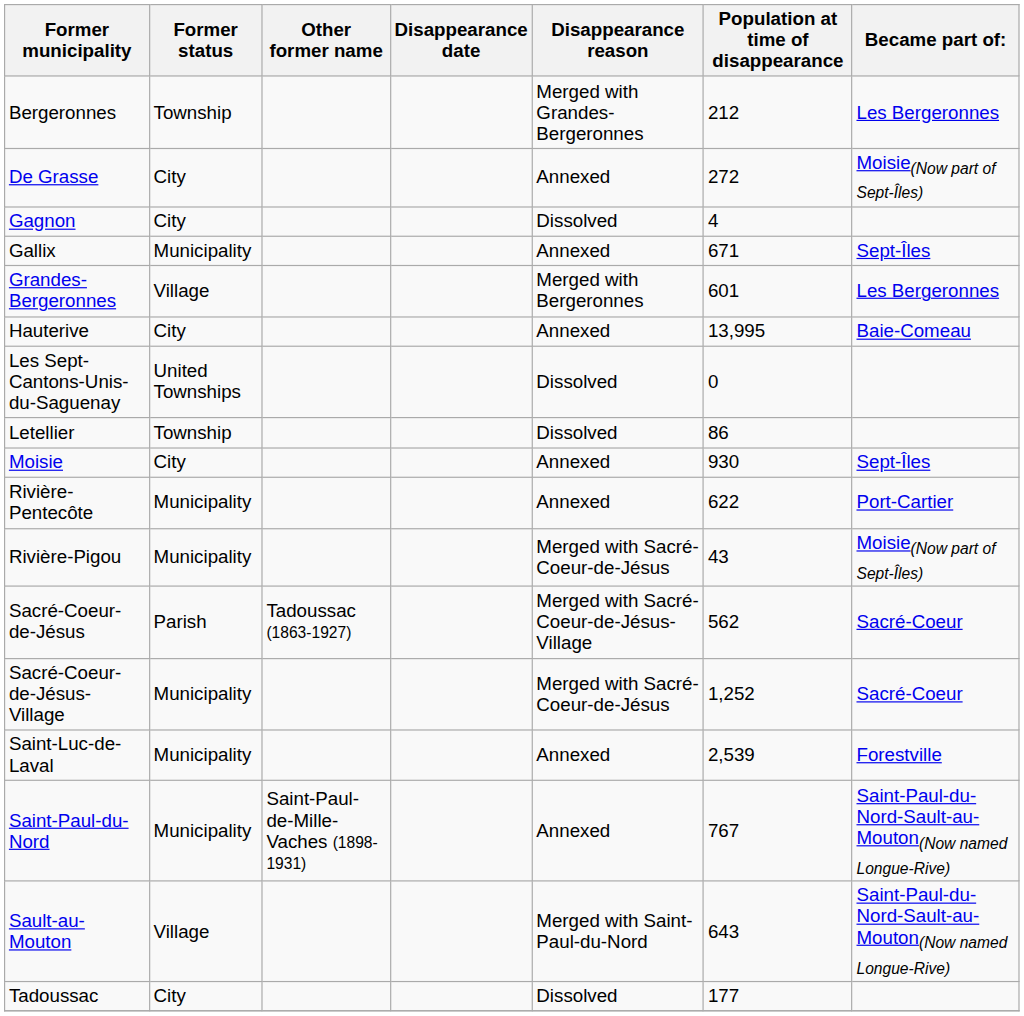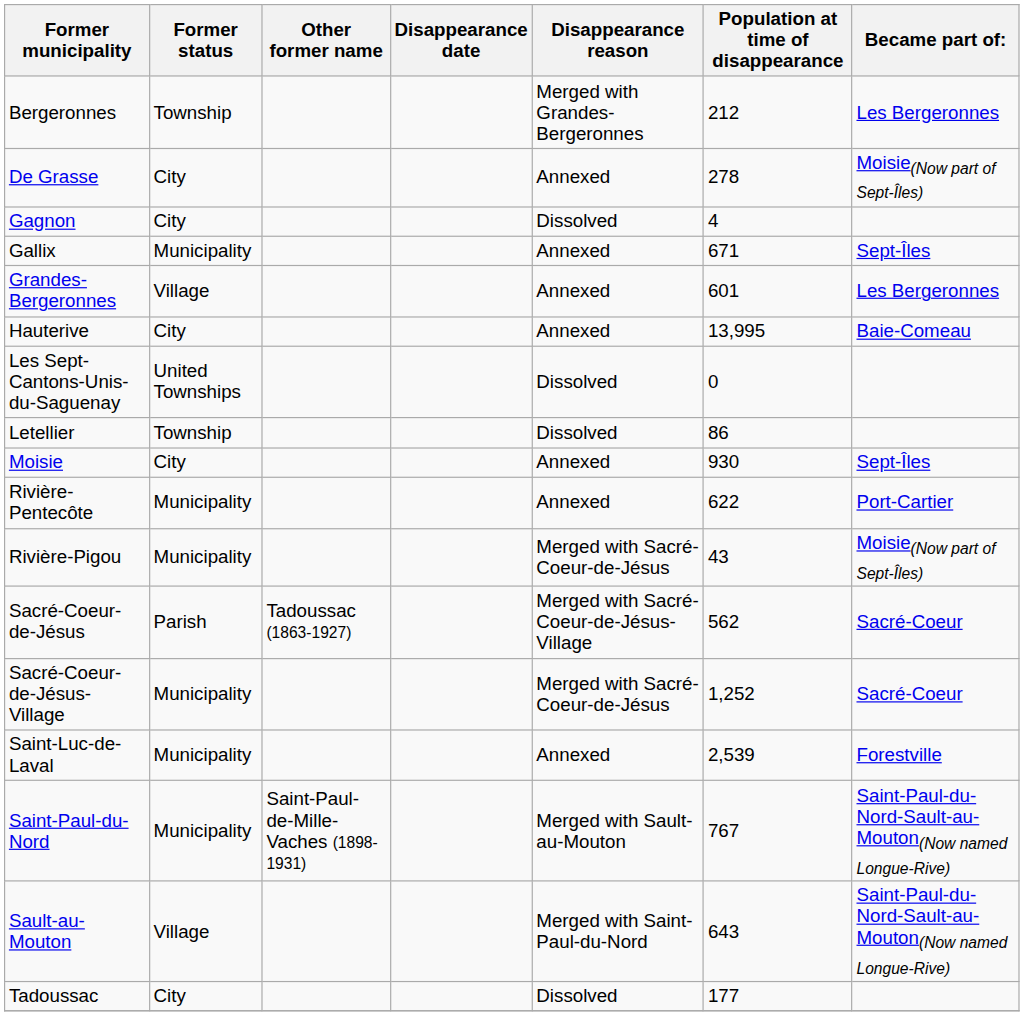(724, 177) 272 -> (724, 177) 278
(590, 291) Merged with Bergeronnes -> (573, 291) Annexed
(573, 830) Annexed -> (614, 830) Merged with Sault-au-Mouton
